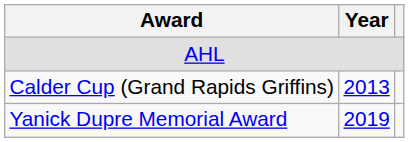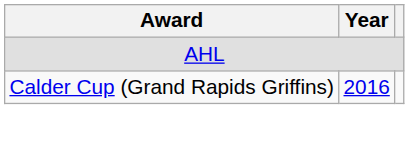(367, 86) 2013 -> (367, 86) 2016
- row: (148, 119)
